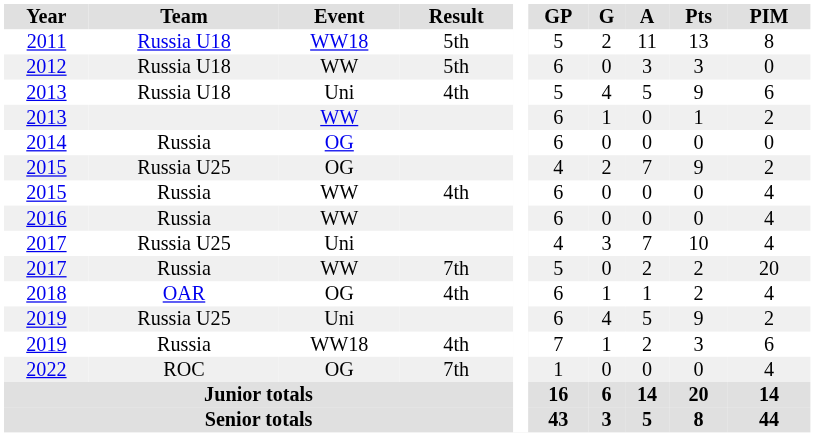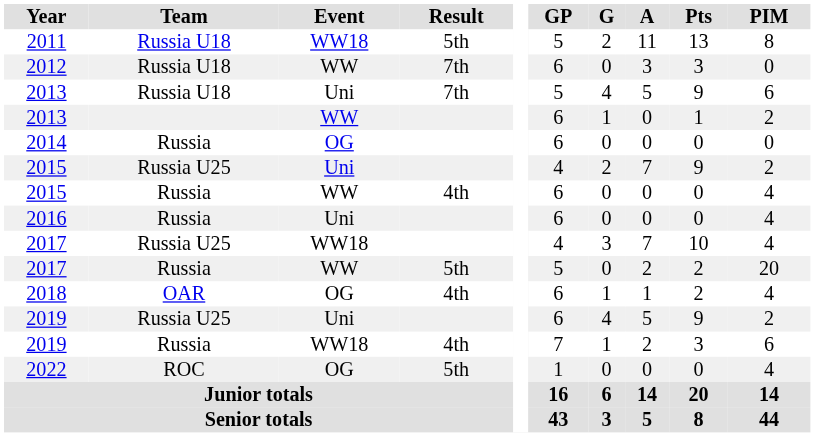(456, 66) 5th -> (456, 66) 7th
(456, 92) 4th -> (456, 92) 7th
(339, 167) OG -> (339, 167) Uni
(339, 218) WW -> (339, 218) Uni
(339, 243) Uni -> (339, 243) WW18
(456, 268) 7th -> (456, 268) 5th
(456, 369) 7th -> (456, 369) 5th
